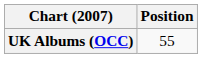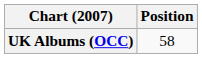(167, 41) 55 -> (167, 41) 58
